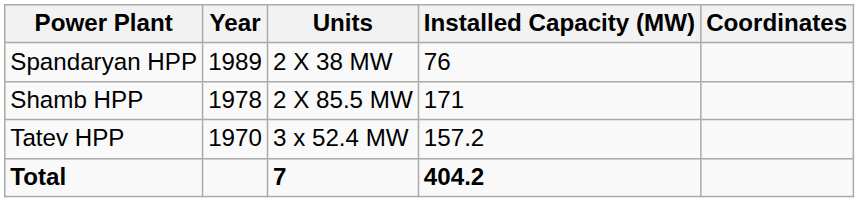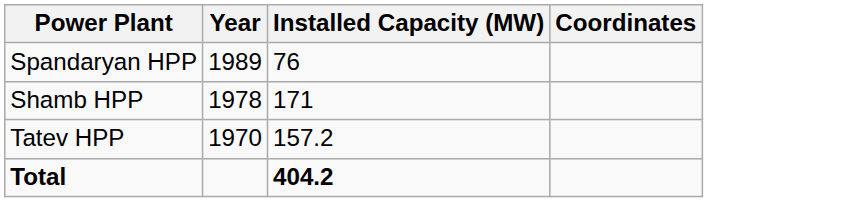- column: (343, 23)
